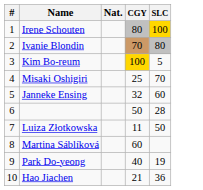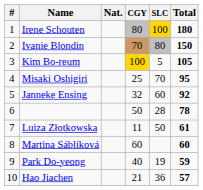+ column: (184, 12)
